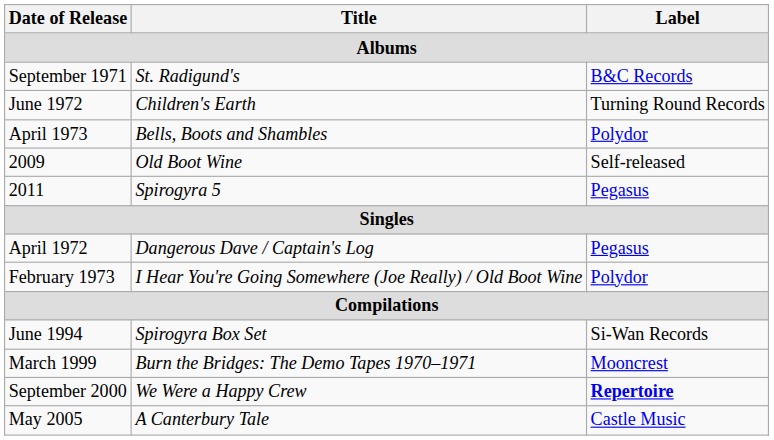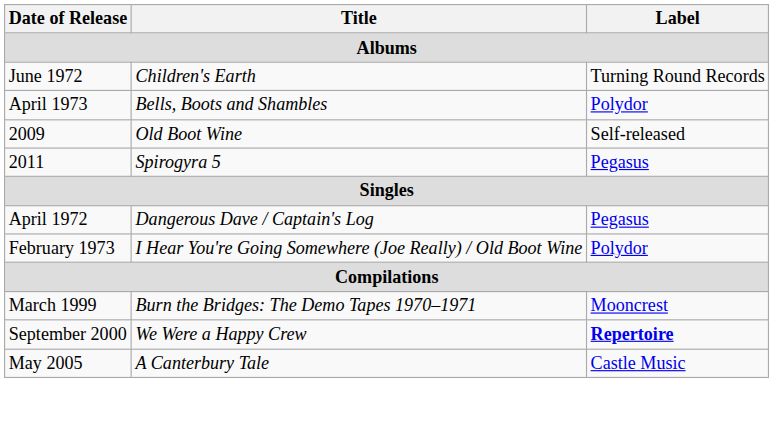- row: (68, 76)
- row: (46, 334)
